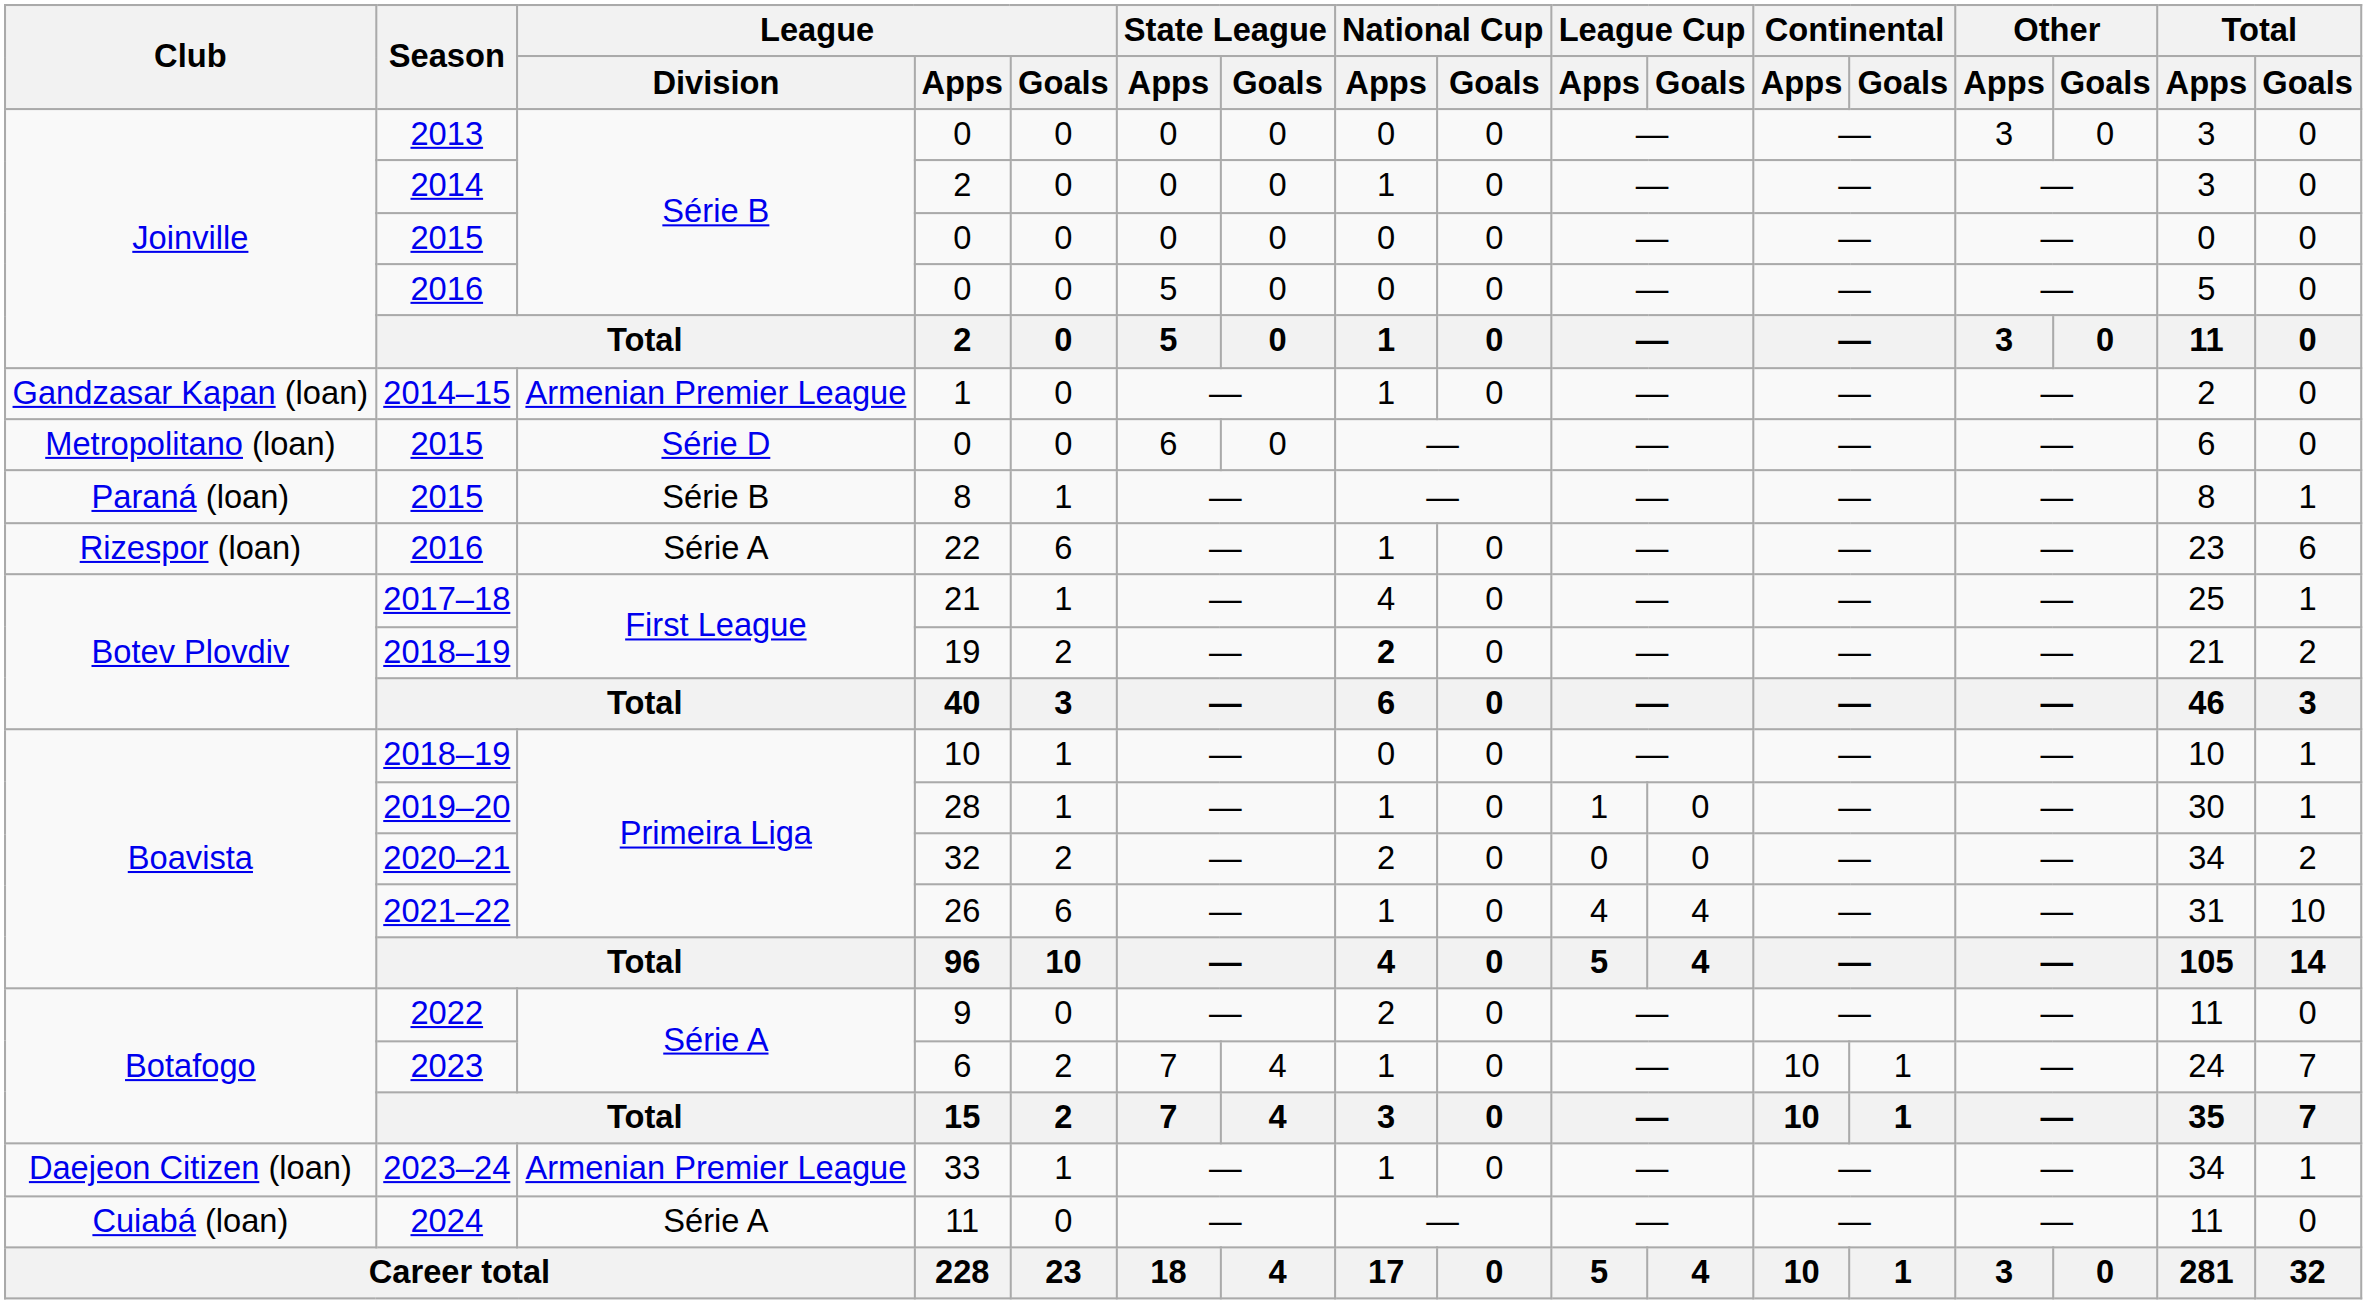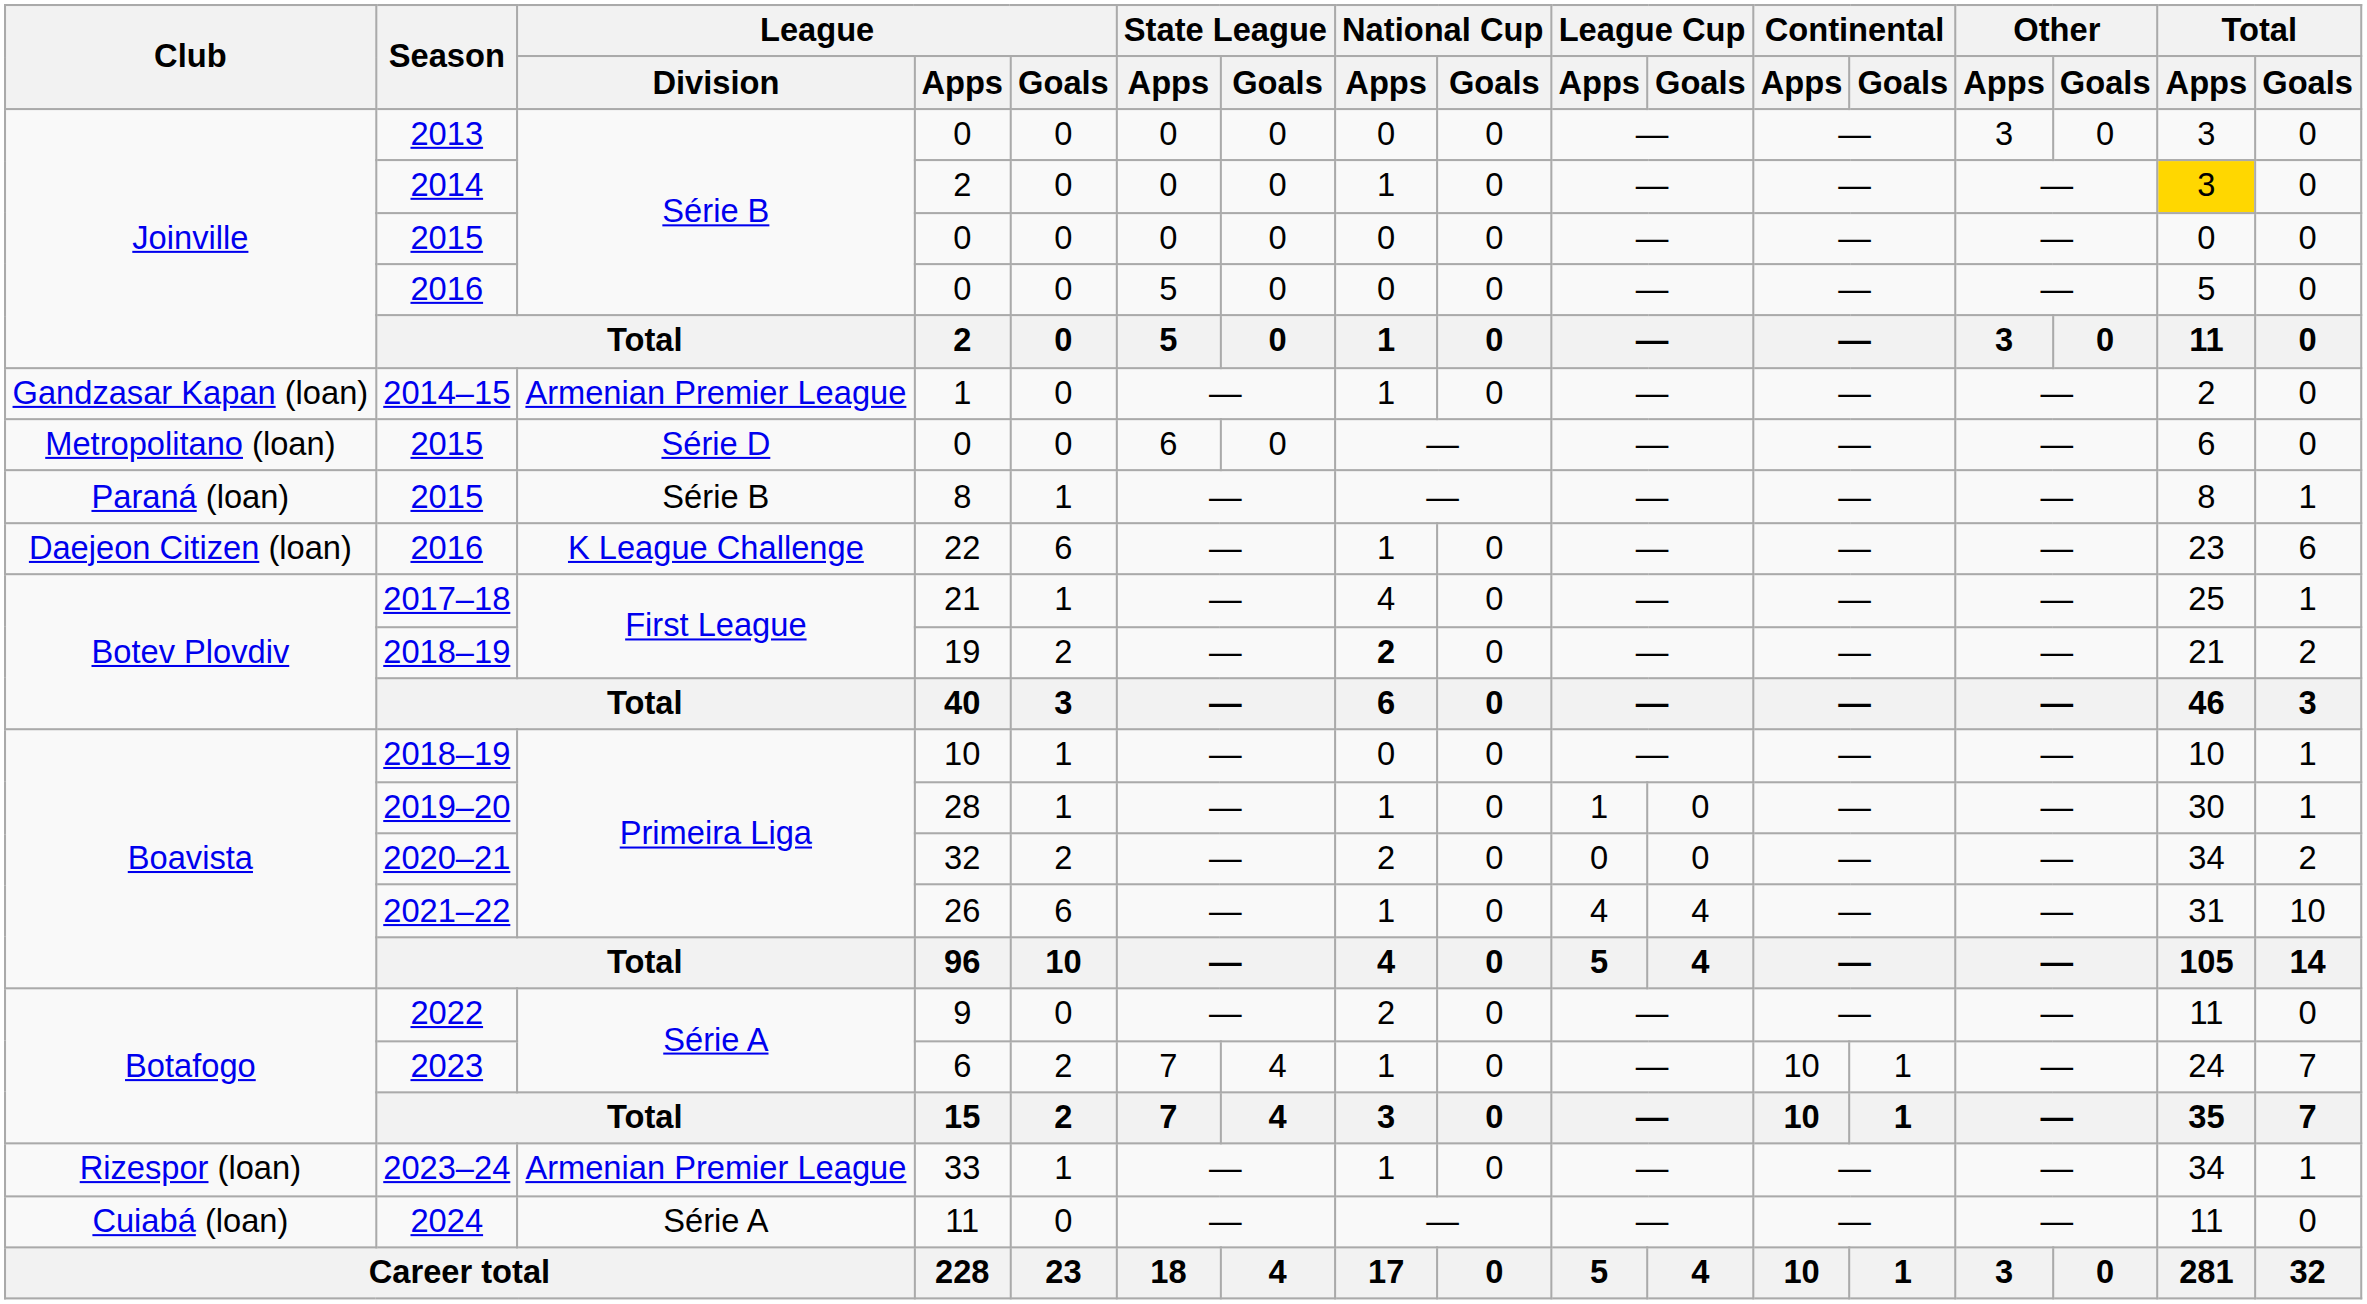(2206, 185) no background -> (2206, 185) gold background
(190, 548) Rizespor (loan) -> (190, 548) Daejeon Citizen (loan)
(716, 548) Série A -> (716, 548) K League Challenge
(190, 1169) Daejeon Citizen (loan) -> (190, 1169) Rizespor (loan)
